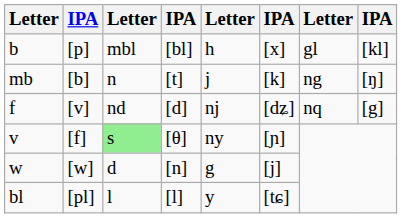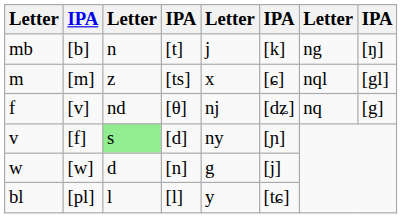- row: (14, 49)
+ row: (16, 78)
(176, 108) [d] -> (176, 108) [θ]
(176, 138) [θ] -> (176, 138) [d]
